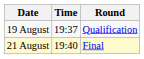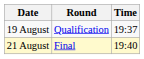columns swapped: (66, 12) <-> (110, 12)
